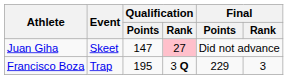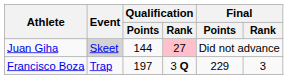(104, 48) no background -> (104, 48) lightgrey background
(143, 48) 147 -> (143, 48) 144
(143, 66) 195 -> (143, 66) 197
